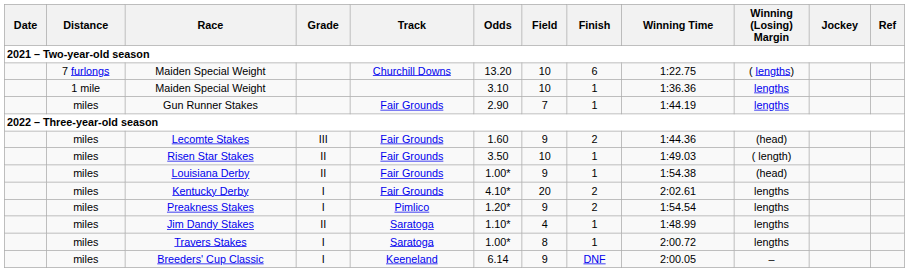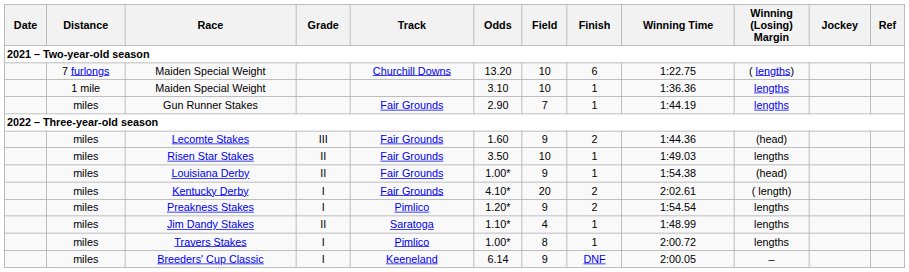(772, 157) ( length) -> (772, 157) lengths
(772, 191) lengths -> (772, 191) ( length)
(412, 242) Saratoga -> (412, 242) Pimlico
